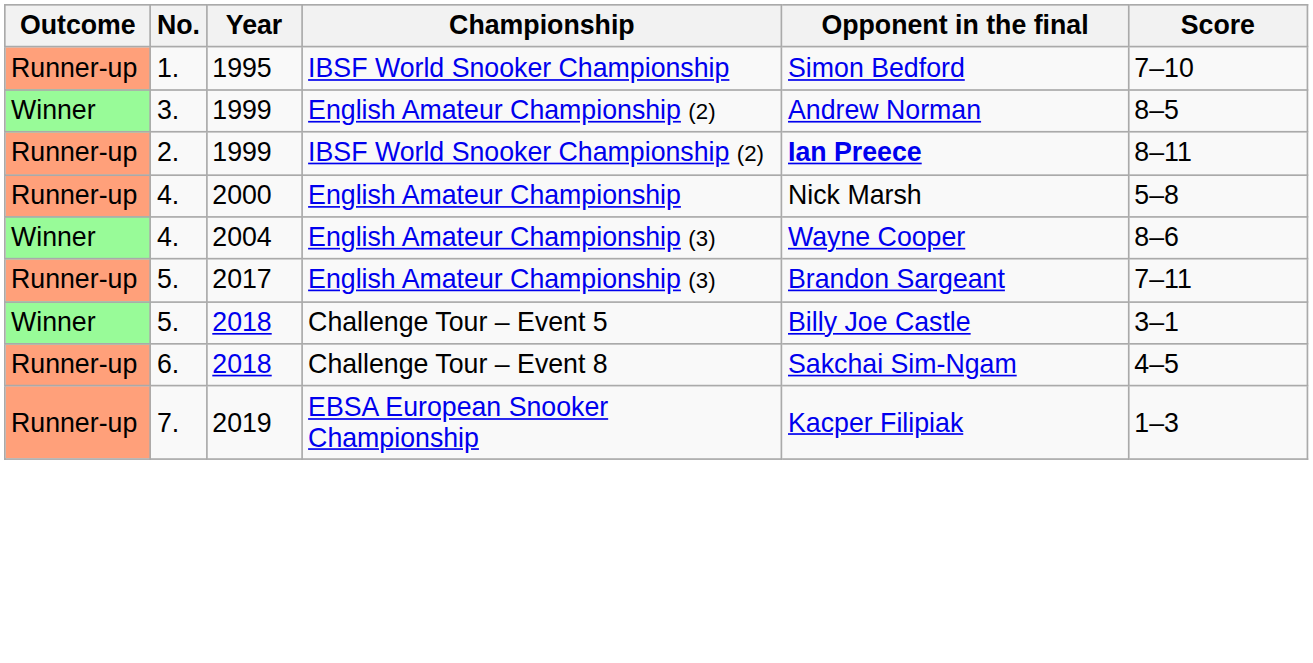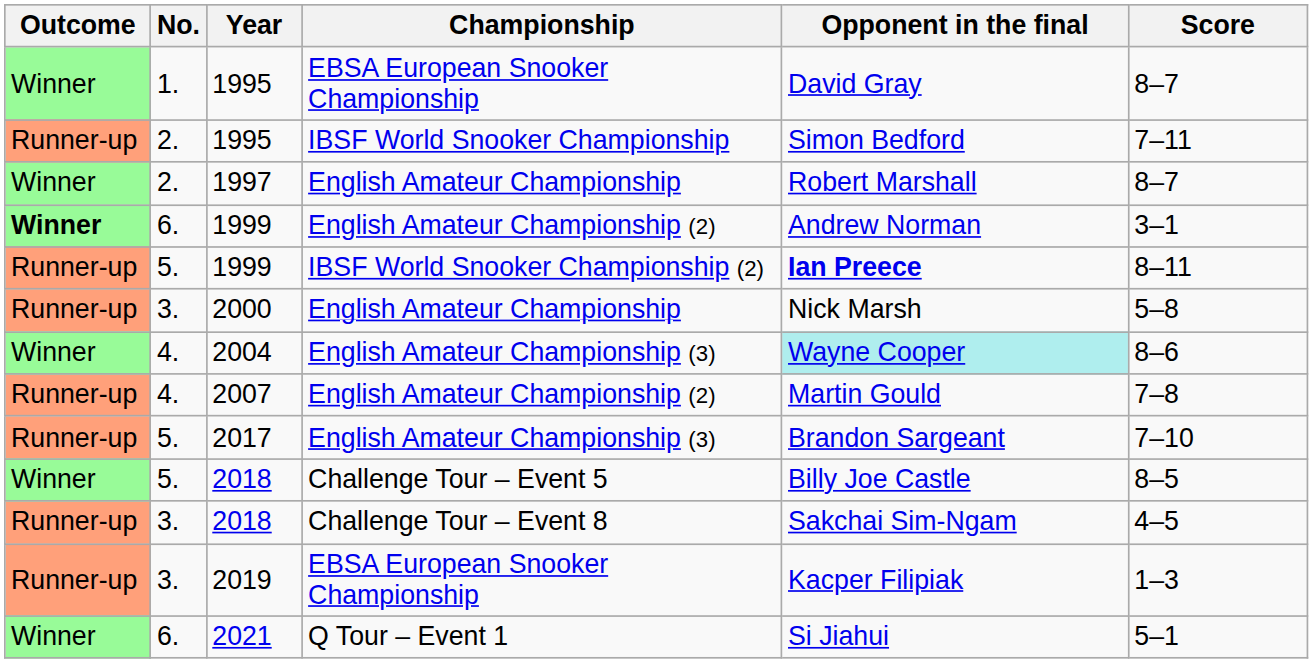+ row: (242, 83)
(168, 68) 1. -> (168, 140) 2.
(1164, 68) 7–10 -> (1163, 140) 7–11
+ row: (242, 182)
(53, 110) normal -> (56, 225) bold
(168, 110) 3. -> (168, 225) 6.
(1157, 110) 8–5 -> (1157, 225) 3–1
(168, 152) 2. -> (168, 267) 5.
(168, 195) 4. -> (168, 310) 3.
(877, 237) no background -> (877, 352) paleturquoise background
+ row: (242, 394)
(1163, 279) 7–11 -> (1164, 437) 7–10
(1157, 322) 3–1 -> (1157, 479) 8–5
(168, 364) 6. -> (168, 521) 3.
(168, 422) 7. -> (168, 579) 3.
+ row: (242, 636)
